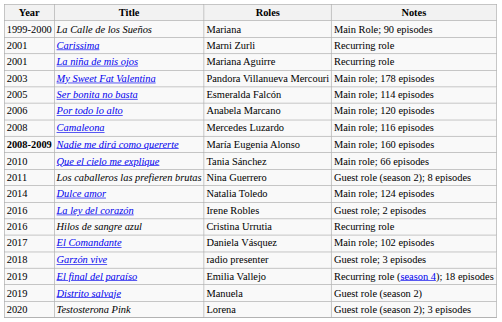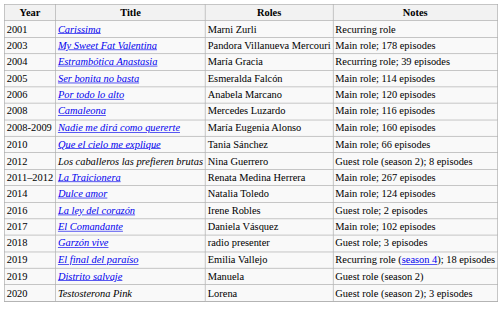- row: (104, 29)
- row: (97, 62)
+ row: (108, 62)
(29, 144) bold -> (29, 128) normal
(17, 177) 2011 -> (17, 161) 2012
+ row: (89, 177)
- row: (99, 227)
